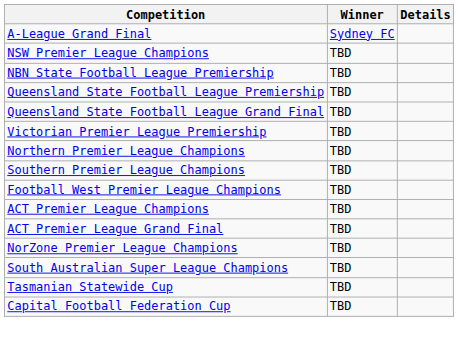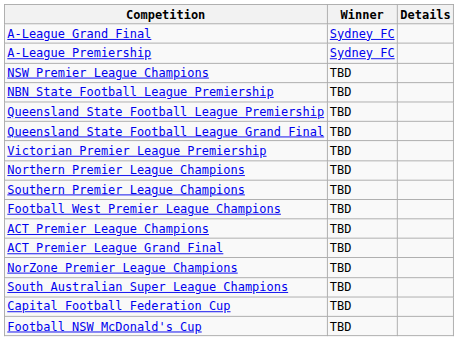+ row: (79, 53)
- row: (90, 287)
+ row: (105, 326)
